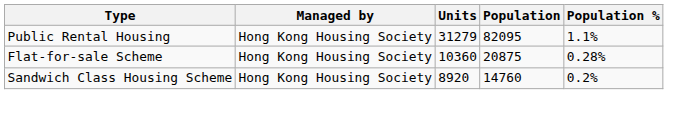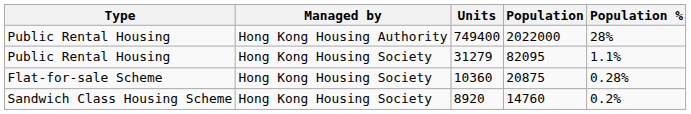+ row: (477, 36)
